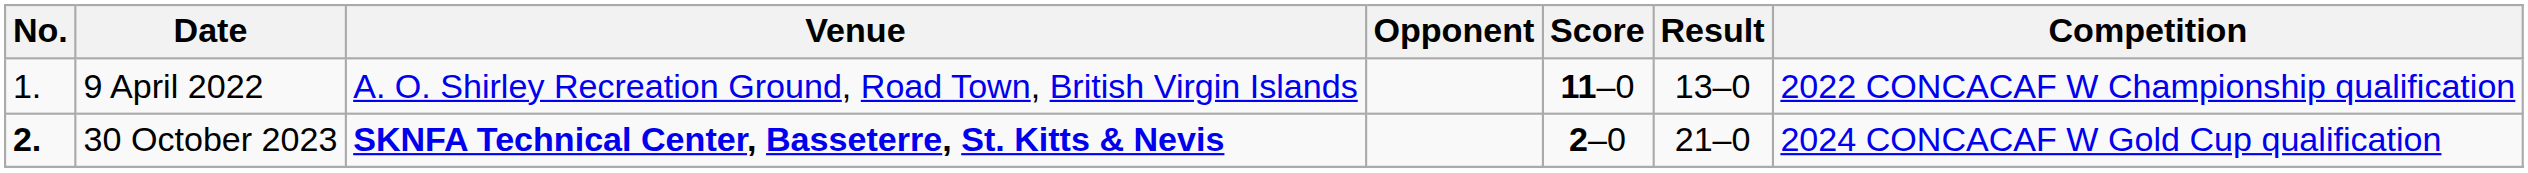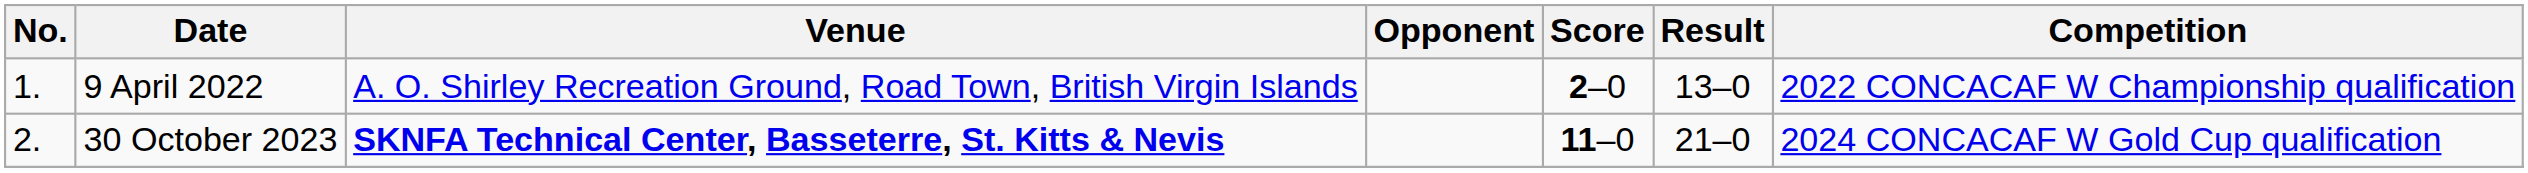(1597, 85) 11–0 -> (1597, 85) 2–0
(27, 139) bold -> (27, 139) normal
(1597, 139) 2–0 -> (1597, 139) 11–0
